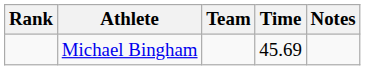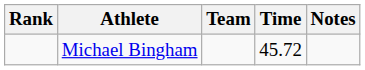(281, 49) 45.69 -> (281, 49) 45.72
